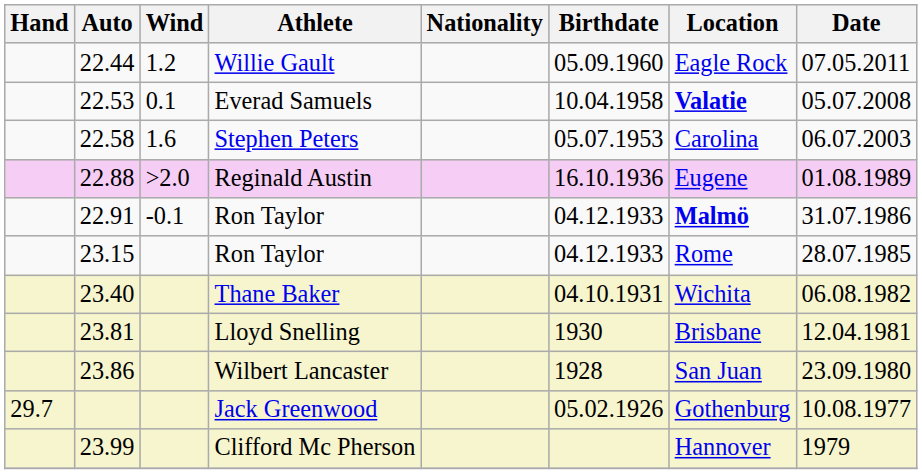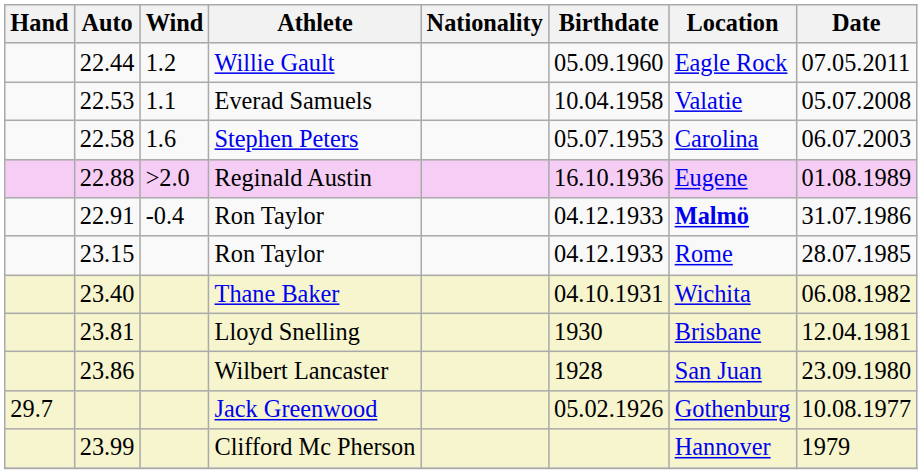(161, 100) 0.1 -> (161, 100) 1.1
(711, 100) bold -> (708, 100) normal
(165, 216) -0.1 -> (165, 216) -0.4
